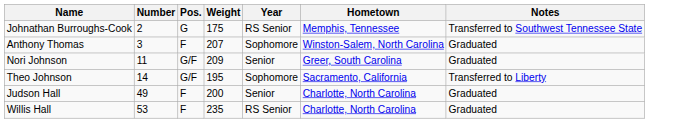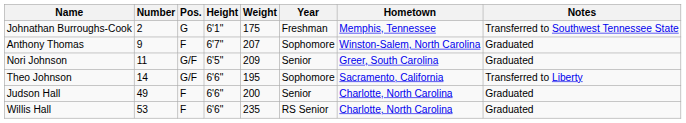+ column: (222, 12)
(268, 28) RS Senior -> (305, 28) Freshman
(139, 45) 3 -> (139, 45) 9
